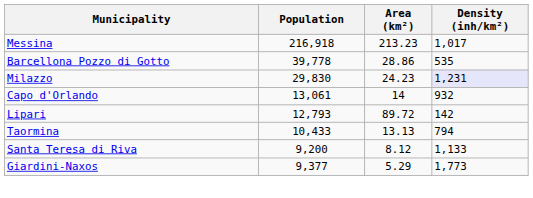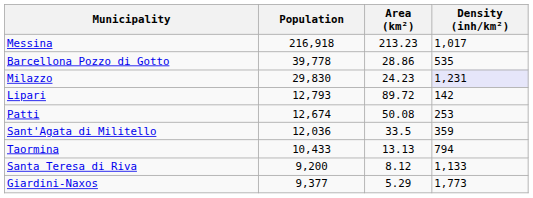- row: (52, 96)
+ row: (23, 114)
+ row: (82, 131)
